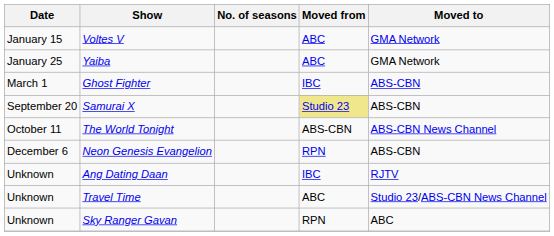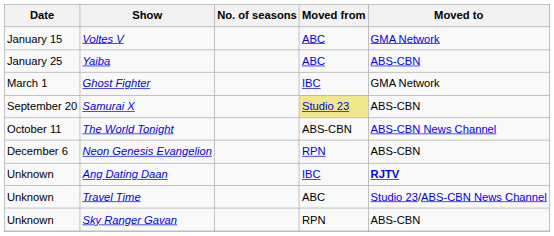(405, 61) GMA Network -> (395, 61) ABS-CBN
(395, 84) ABS-CBN -> (405, 84) GMA Network
(385, 174) normal -> (385, 174) bold
(382, 220) ABC -> (395, 220) ABS-CBN
